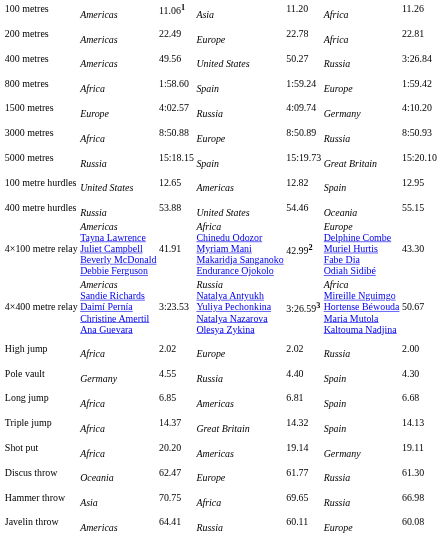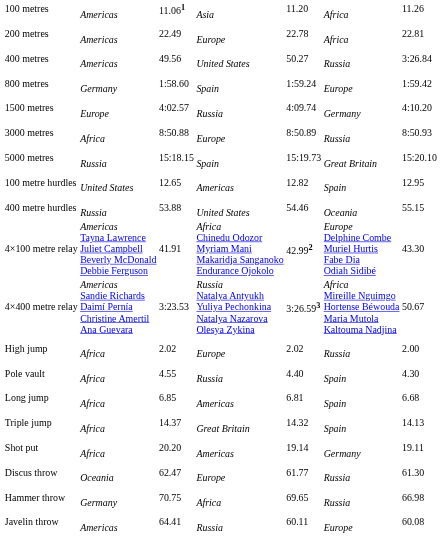(93, 89) Africa -> (99, 89) Germany
(99, 379) Germany -> (93, 379) Africa
(89, 503) Asia -> (99, 503) Germany
